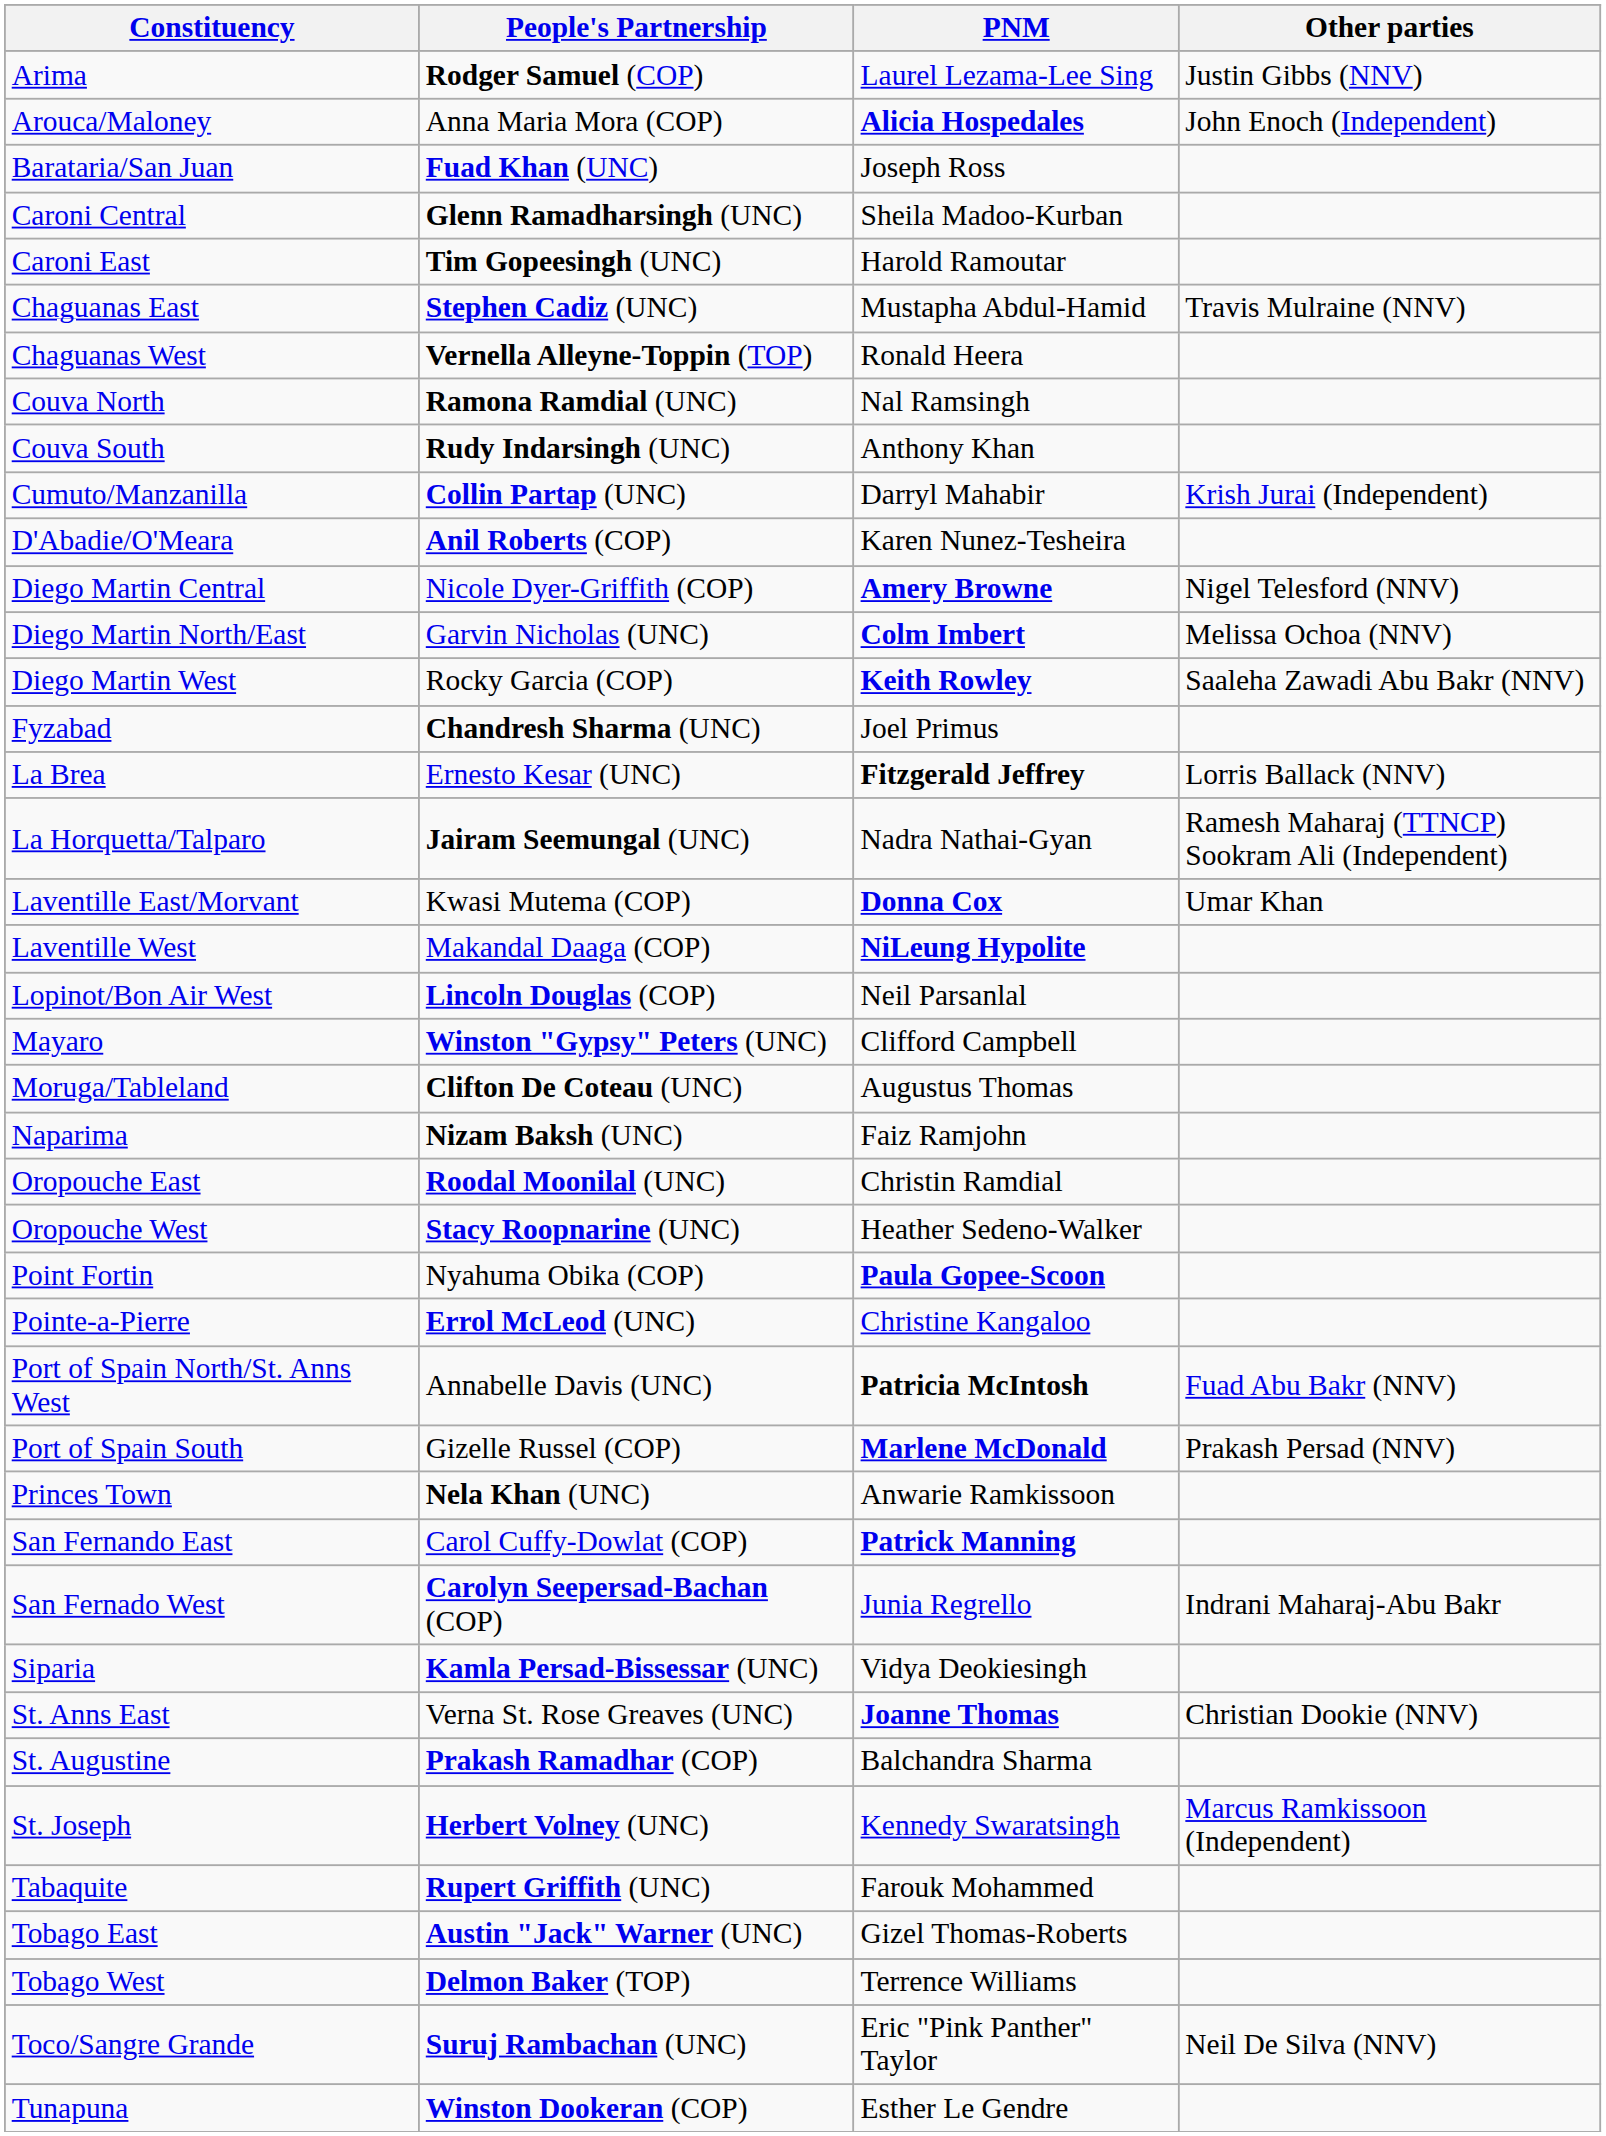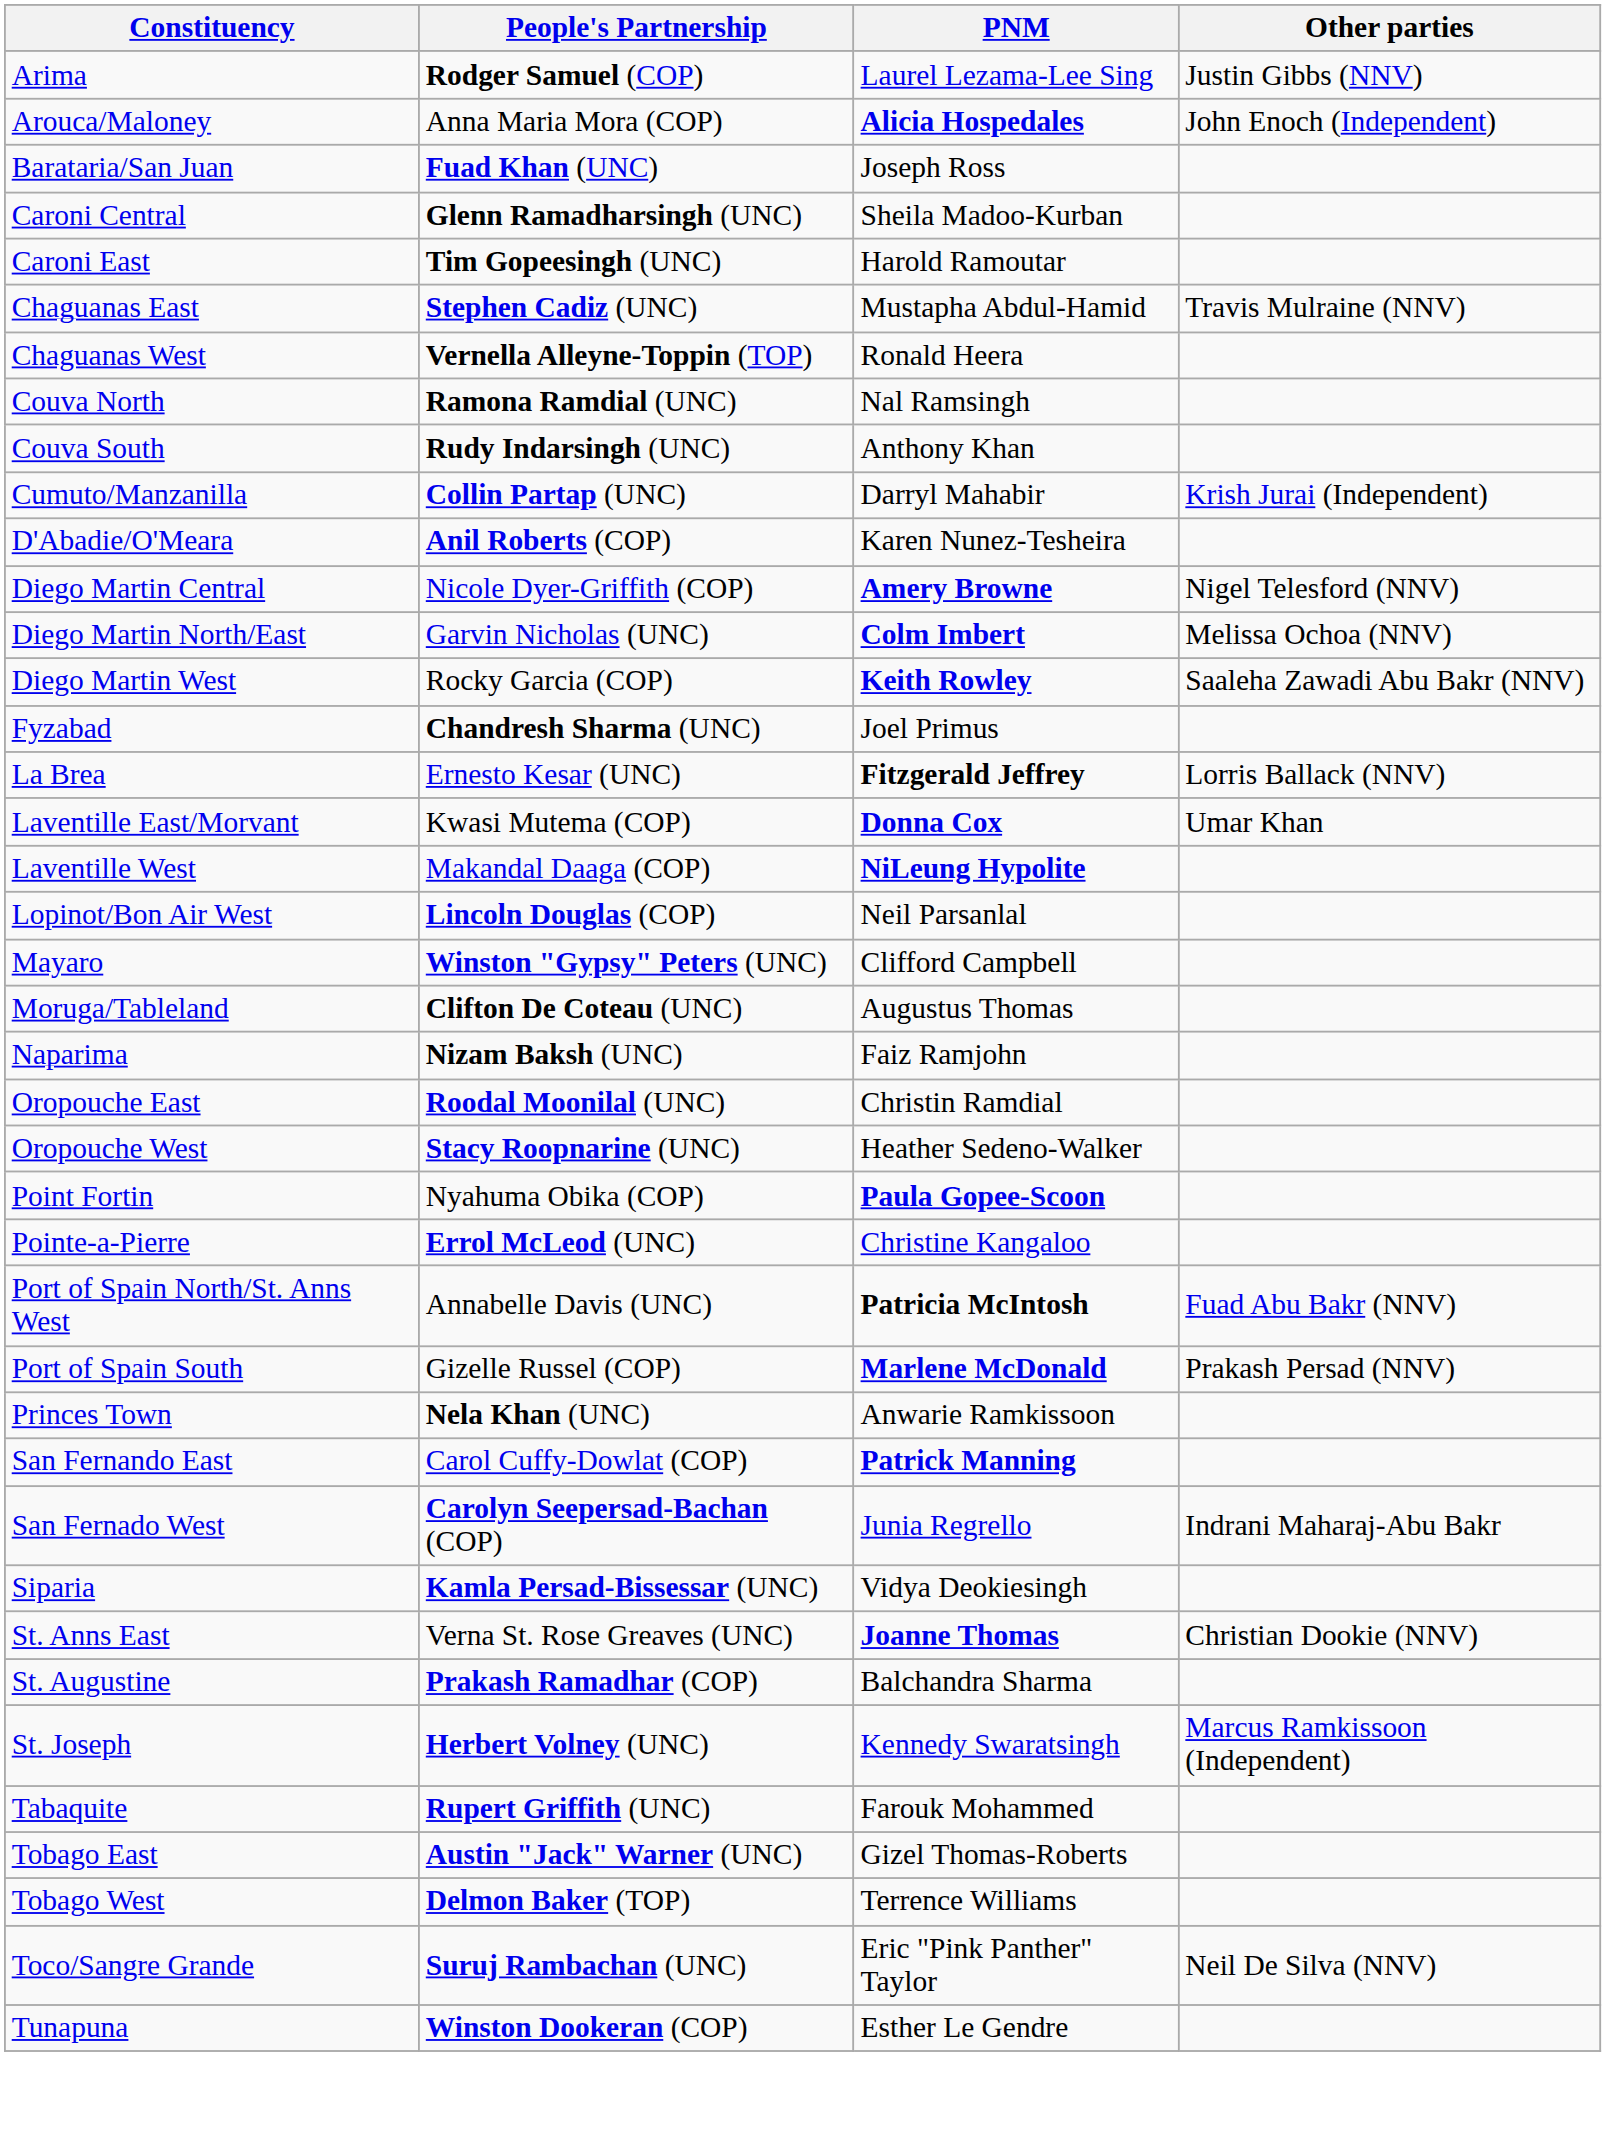- row: (139, 838)
